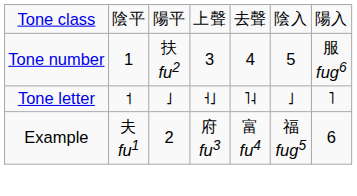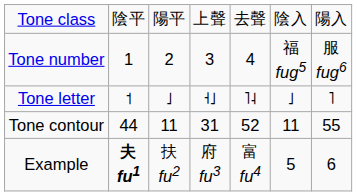(169, 60) 扶 fu2 -> (169, 59) 2
(291, 59) 5 -> (291, 60) 福 fug5
+ row: (56, 125)
(129, 138) normal -> (129, 164) bold
(169, 138) 2 -> (169, 164) 扶 fu2
(291, 138) 福 fug5 -> (291, 164) 5
